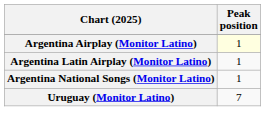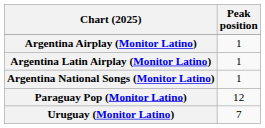(239, 43) lightyellow background -> (239, 43) no background
+ row: (111, 97)
